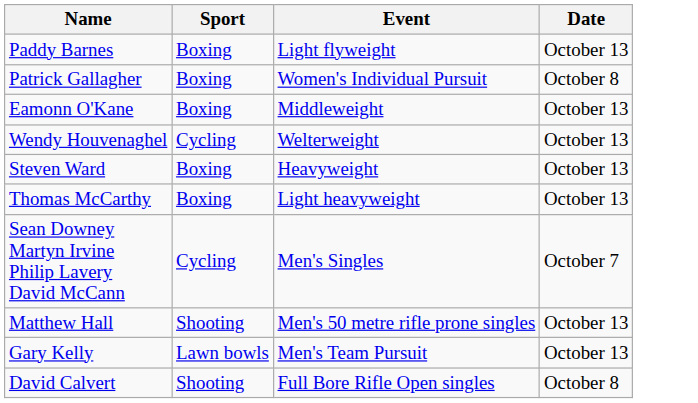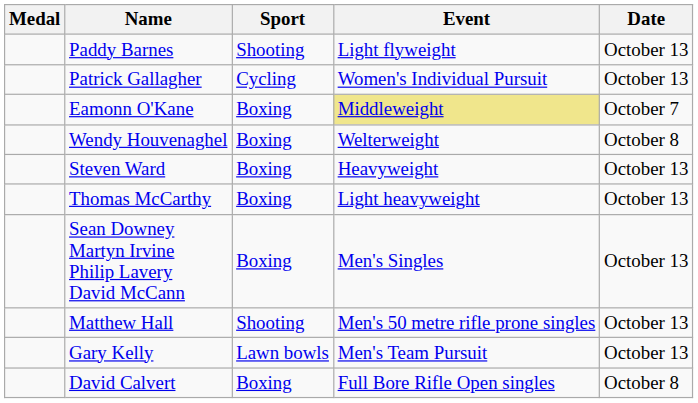+ column: (35, 19)
(204, 49) Boxing -> (270, 49) Shooting
(204, 79) Boxing -> (266, 79) Cycling
(581, 79) October 8 -> (646, 79) October 13
(331, 109) no background -> (391, 109) khaki background
(586, 109) October 13 -> (642, 109) October 7
(206, 139) Cycling -> (264, 139) Boxing
(586, 139) October 13 -> (642, 139) October 8
(206, 260) Cycling -> (264, 260) Boxing
(581, 260) October 7 -> (646, 260) October 13
(210, 382) Shooting -> (264, 382) Boxing
